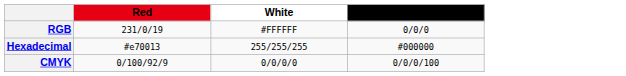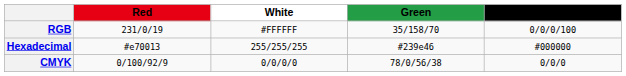+ column: (416, 12)
(416, 30) 0/0/0 -> (553, 30) 0/0/0/100
(416, 63) 0/0/0/100 -> (553, 63) 0/0/0
